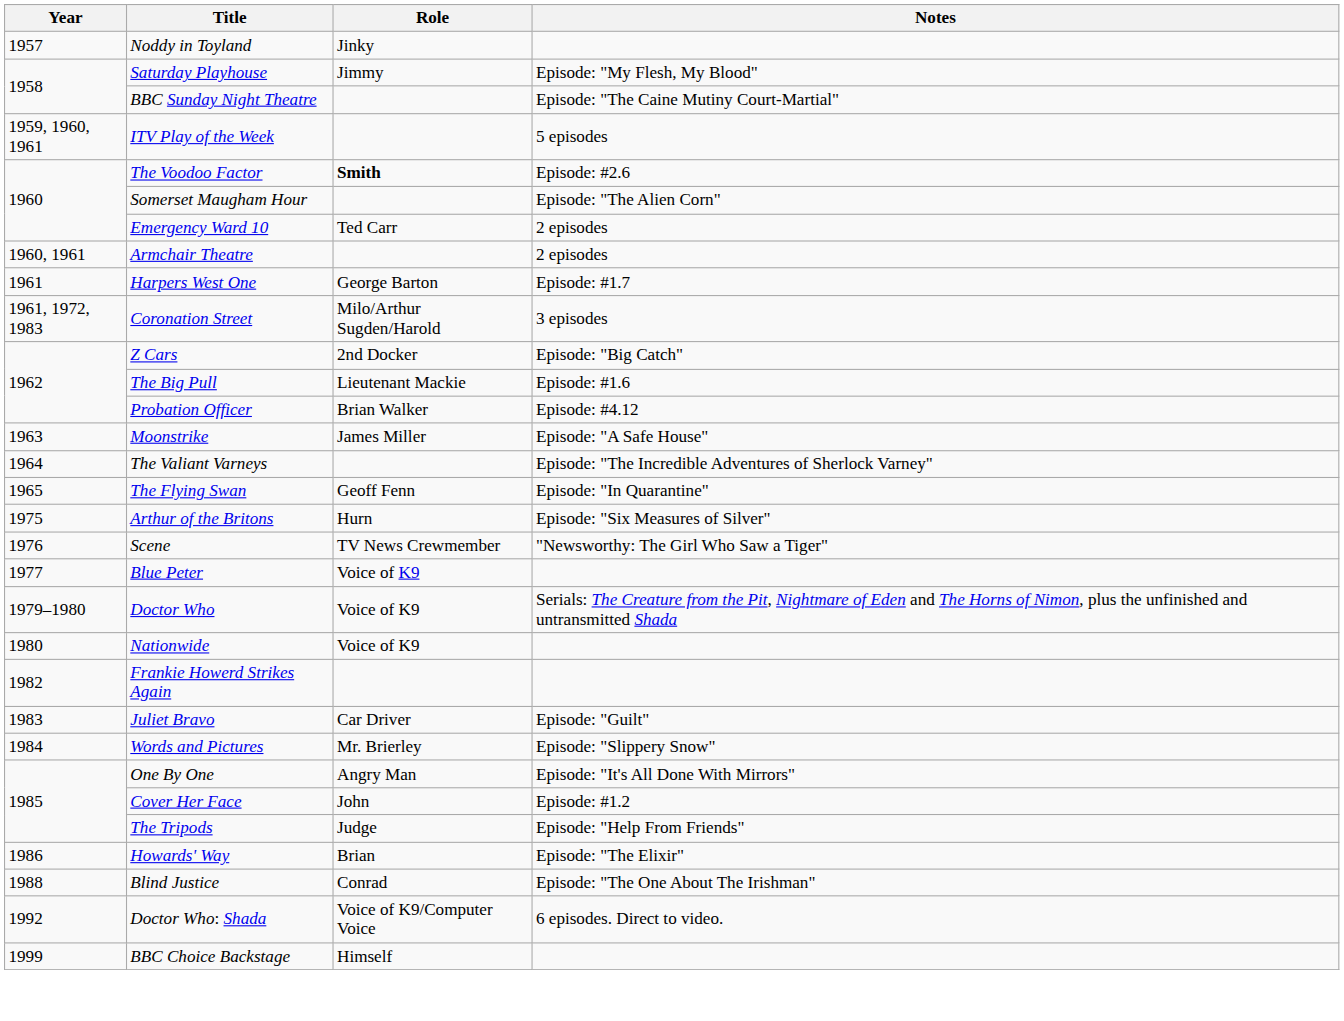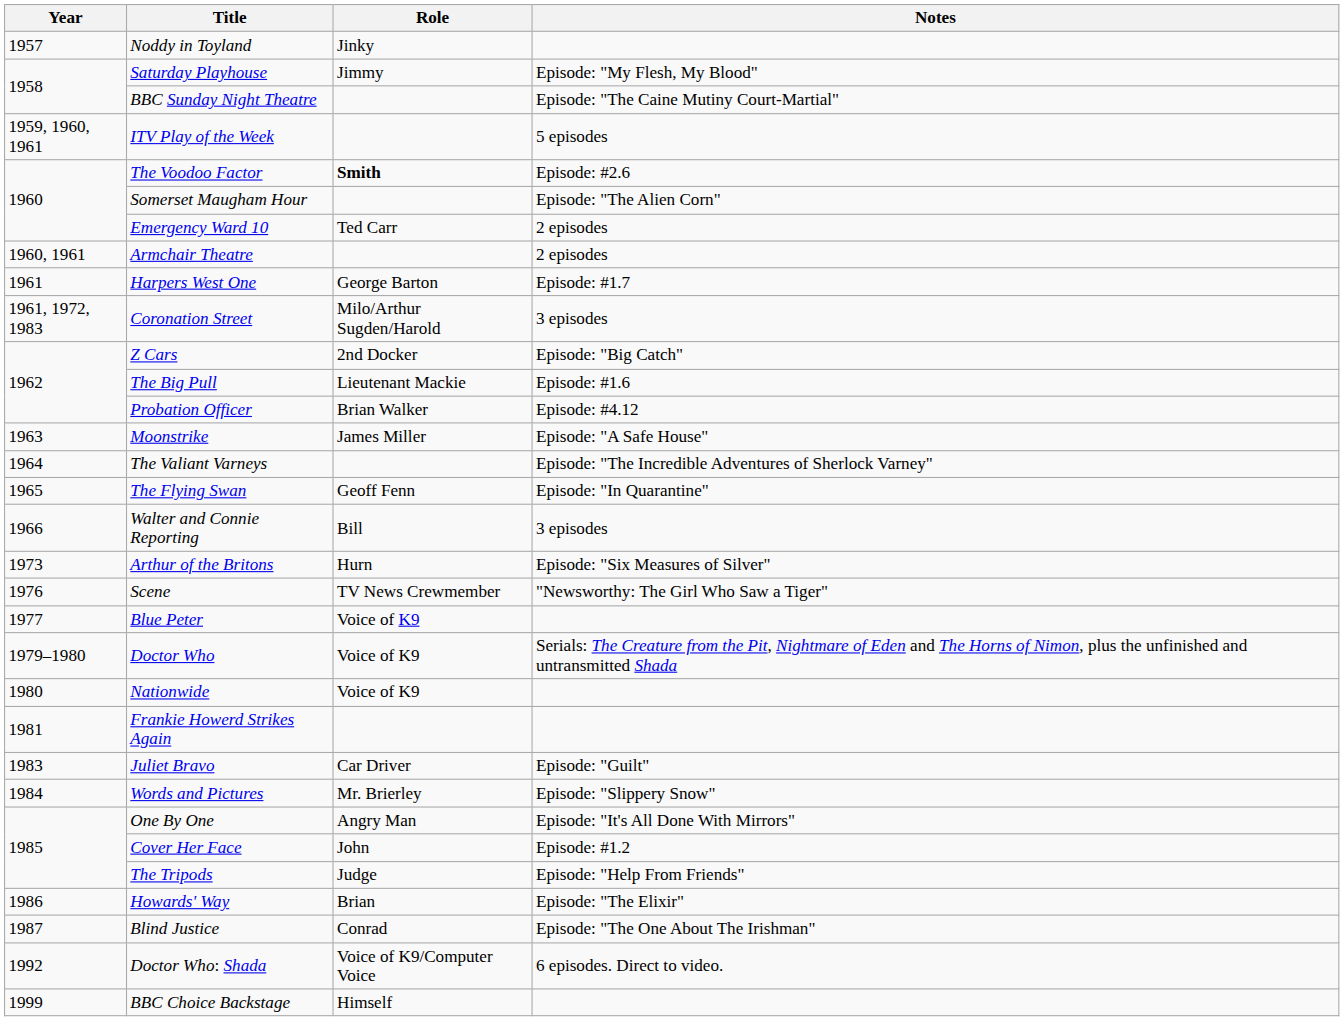+ row: (195, 527)
(26, 518) 1975 -> (26, 564) 1973
(26, 682) 1982 -> (26, 729) 1981
(26, 882) 1988 -> (26, 928) 1987
